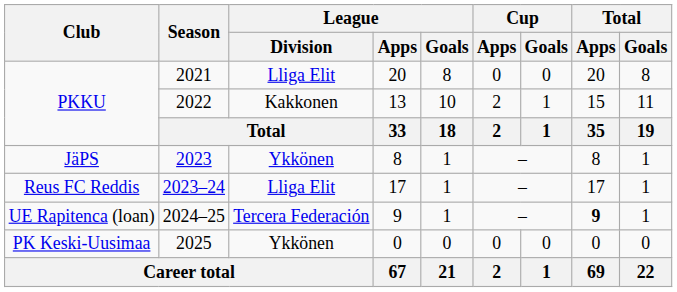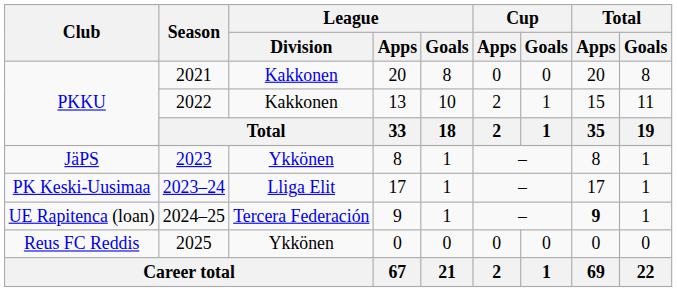(301, 74) Lliga Elit -> (301, 74) Kakkonen
(82, 187) Reus FC Reddis -> (82, 187) PK Keski-Uusimaa
(82, 243) PK Keski-Uusimaa -> (82, 243) Reus FC Reddis
